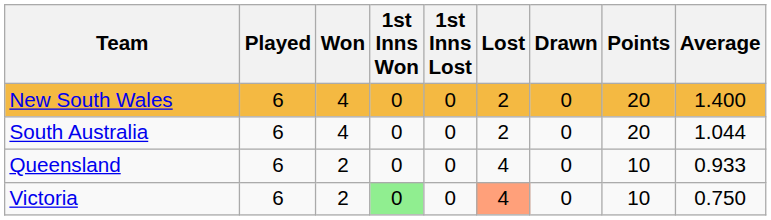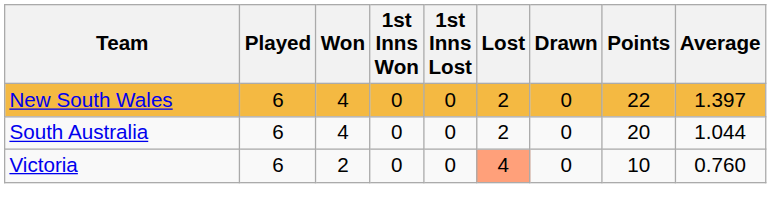(639, 100) 20 -> (639, 100) 22
(720, 100) 1.400 -> (720, 100) 1.397
- row: (65, 165)
(397, 198) lightgreen background -> (397, 165) no background
(720, 198) 0.750 -> (720, 165) 0.760
